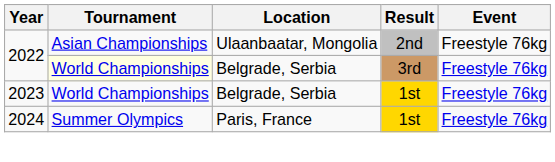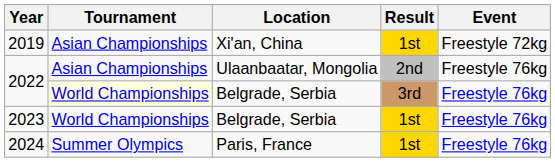+ row: (26, 43)
